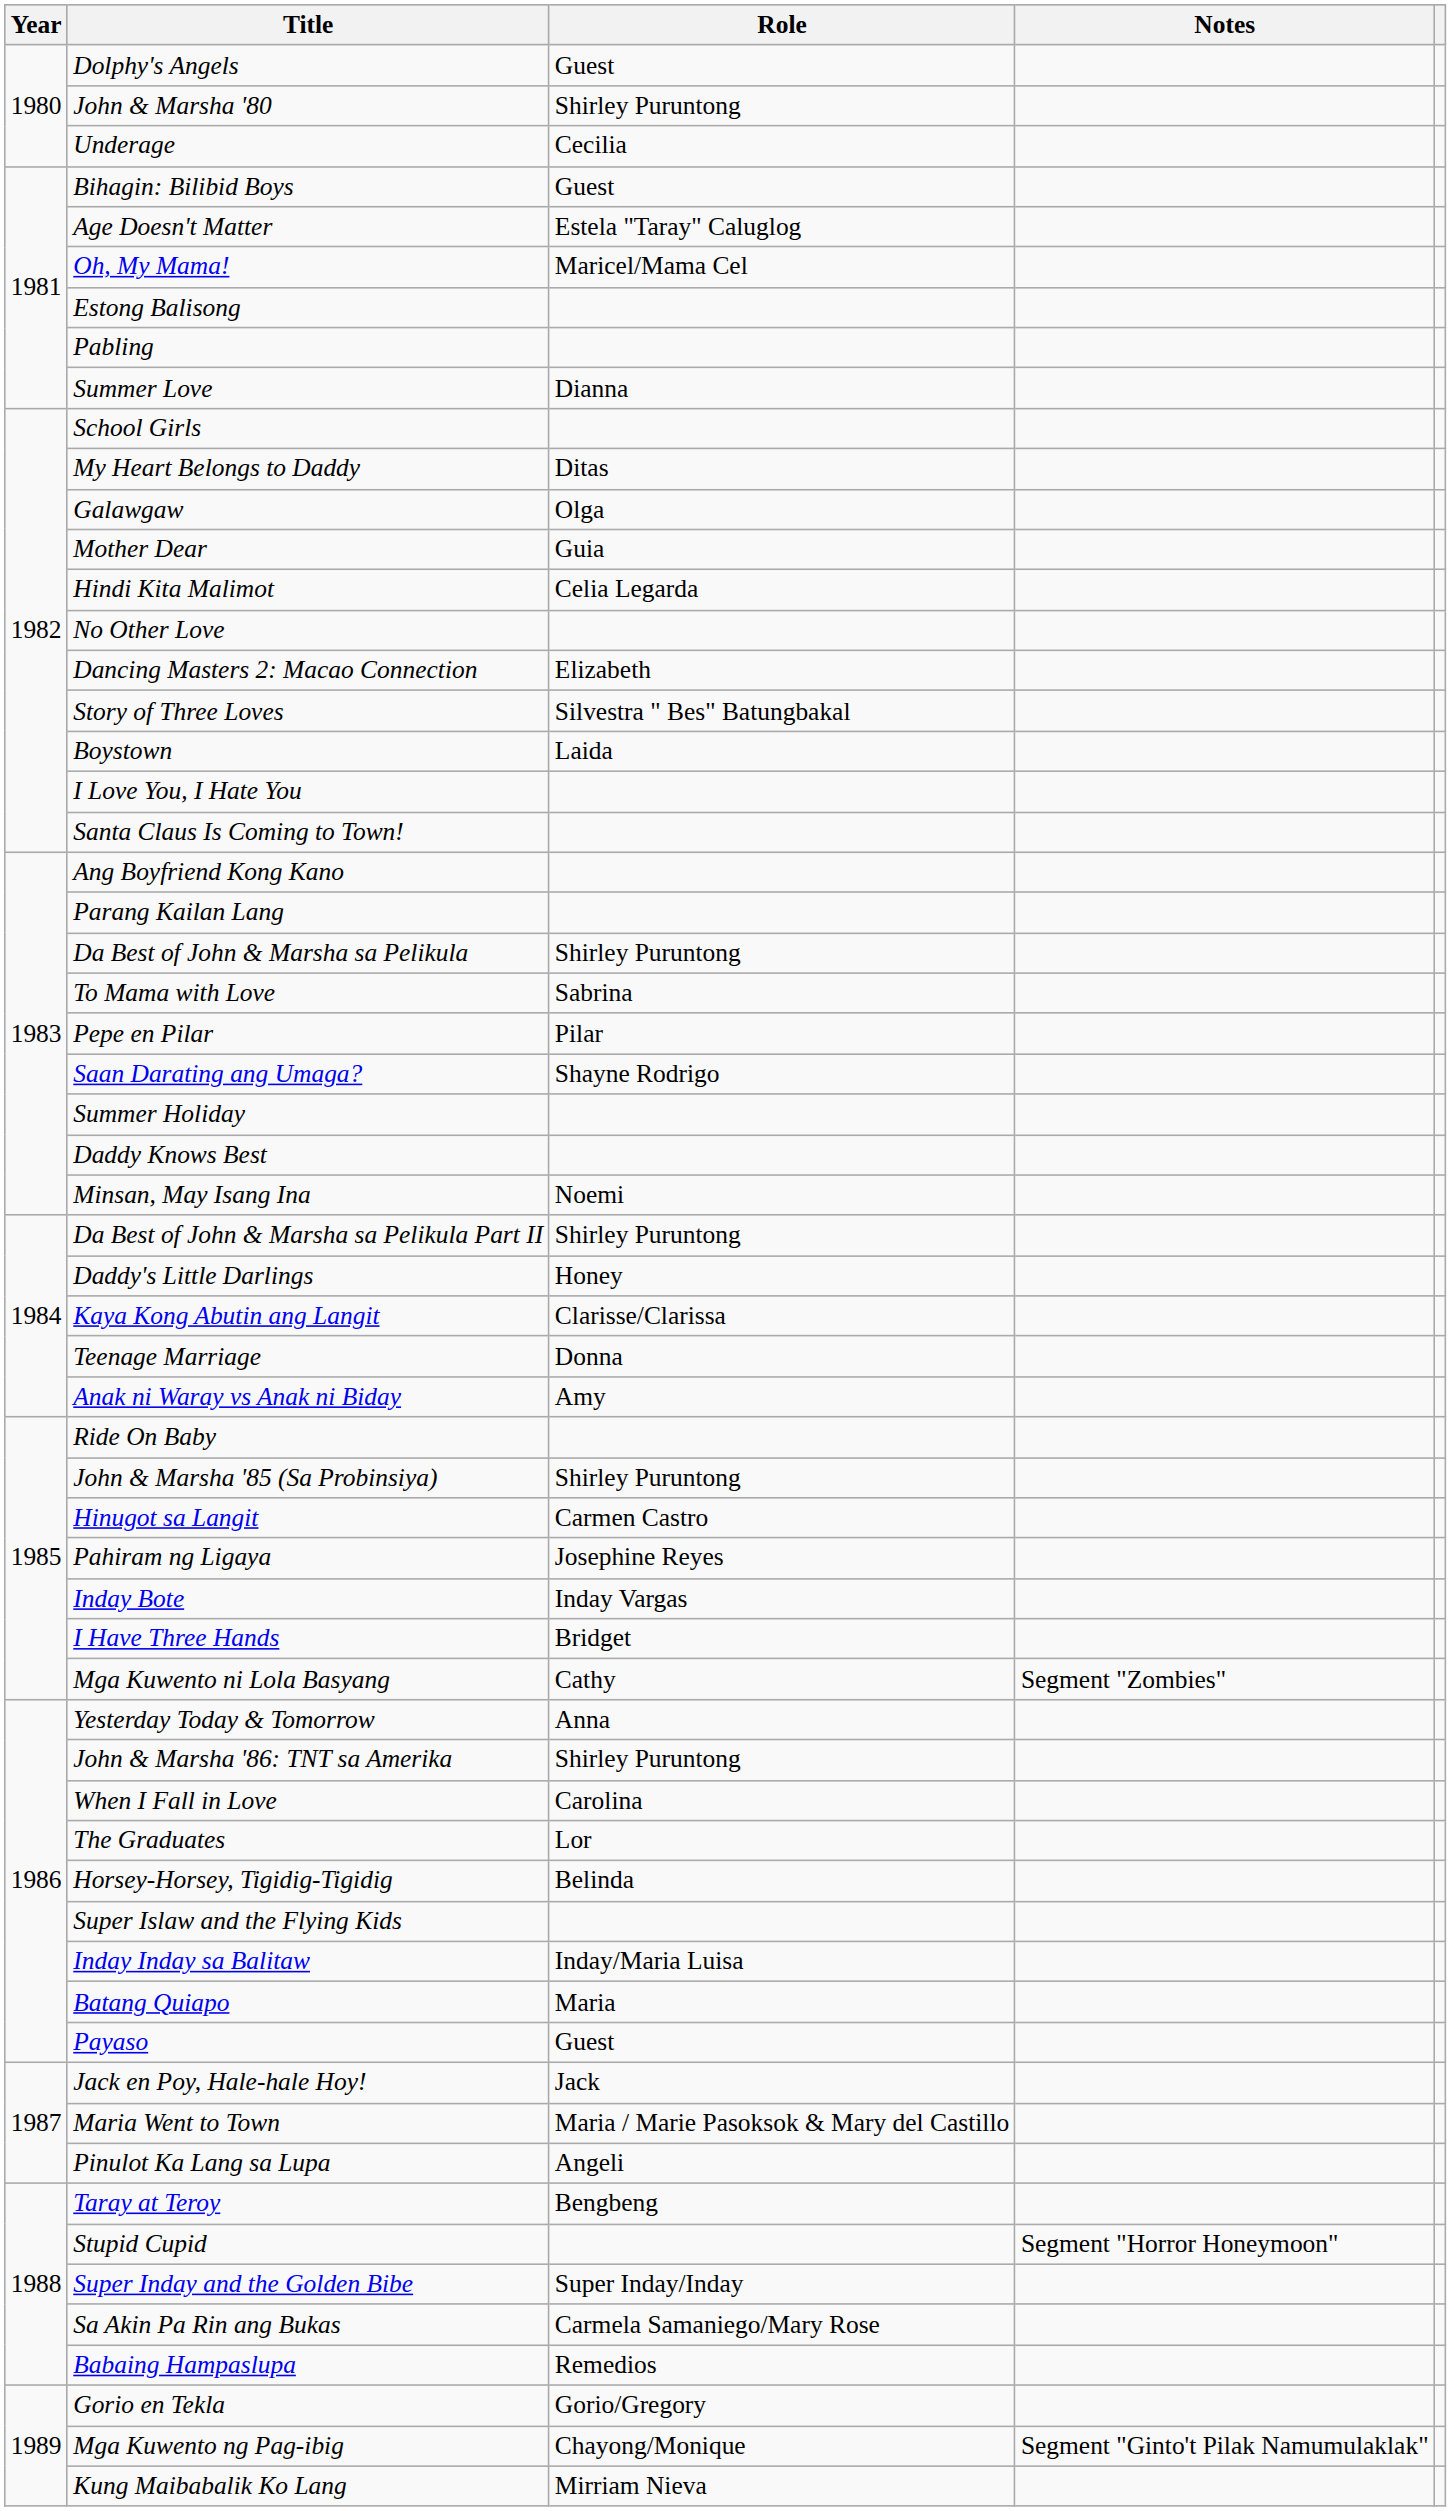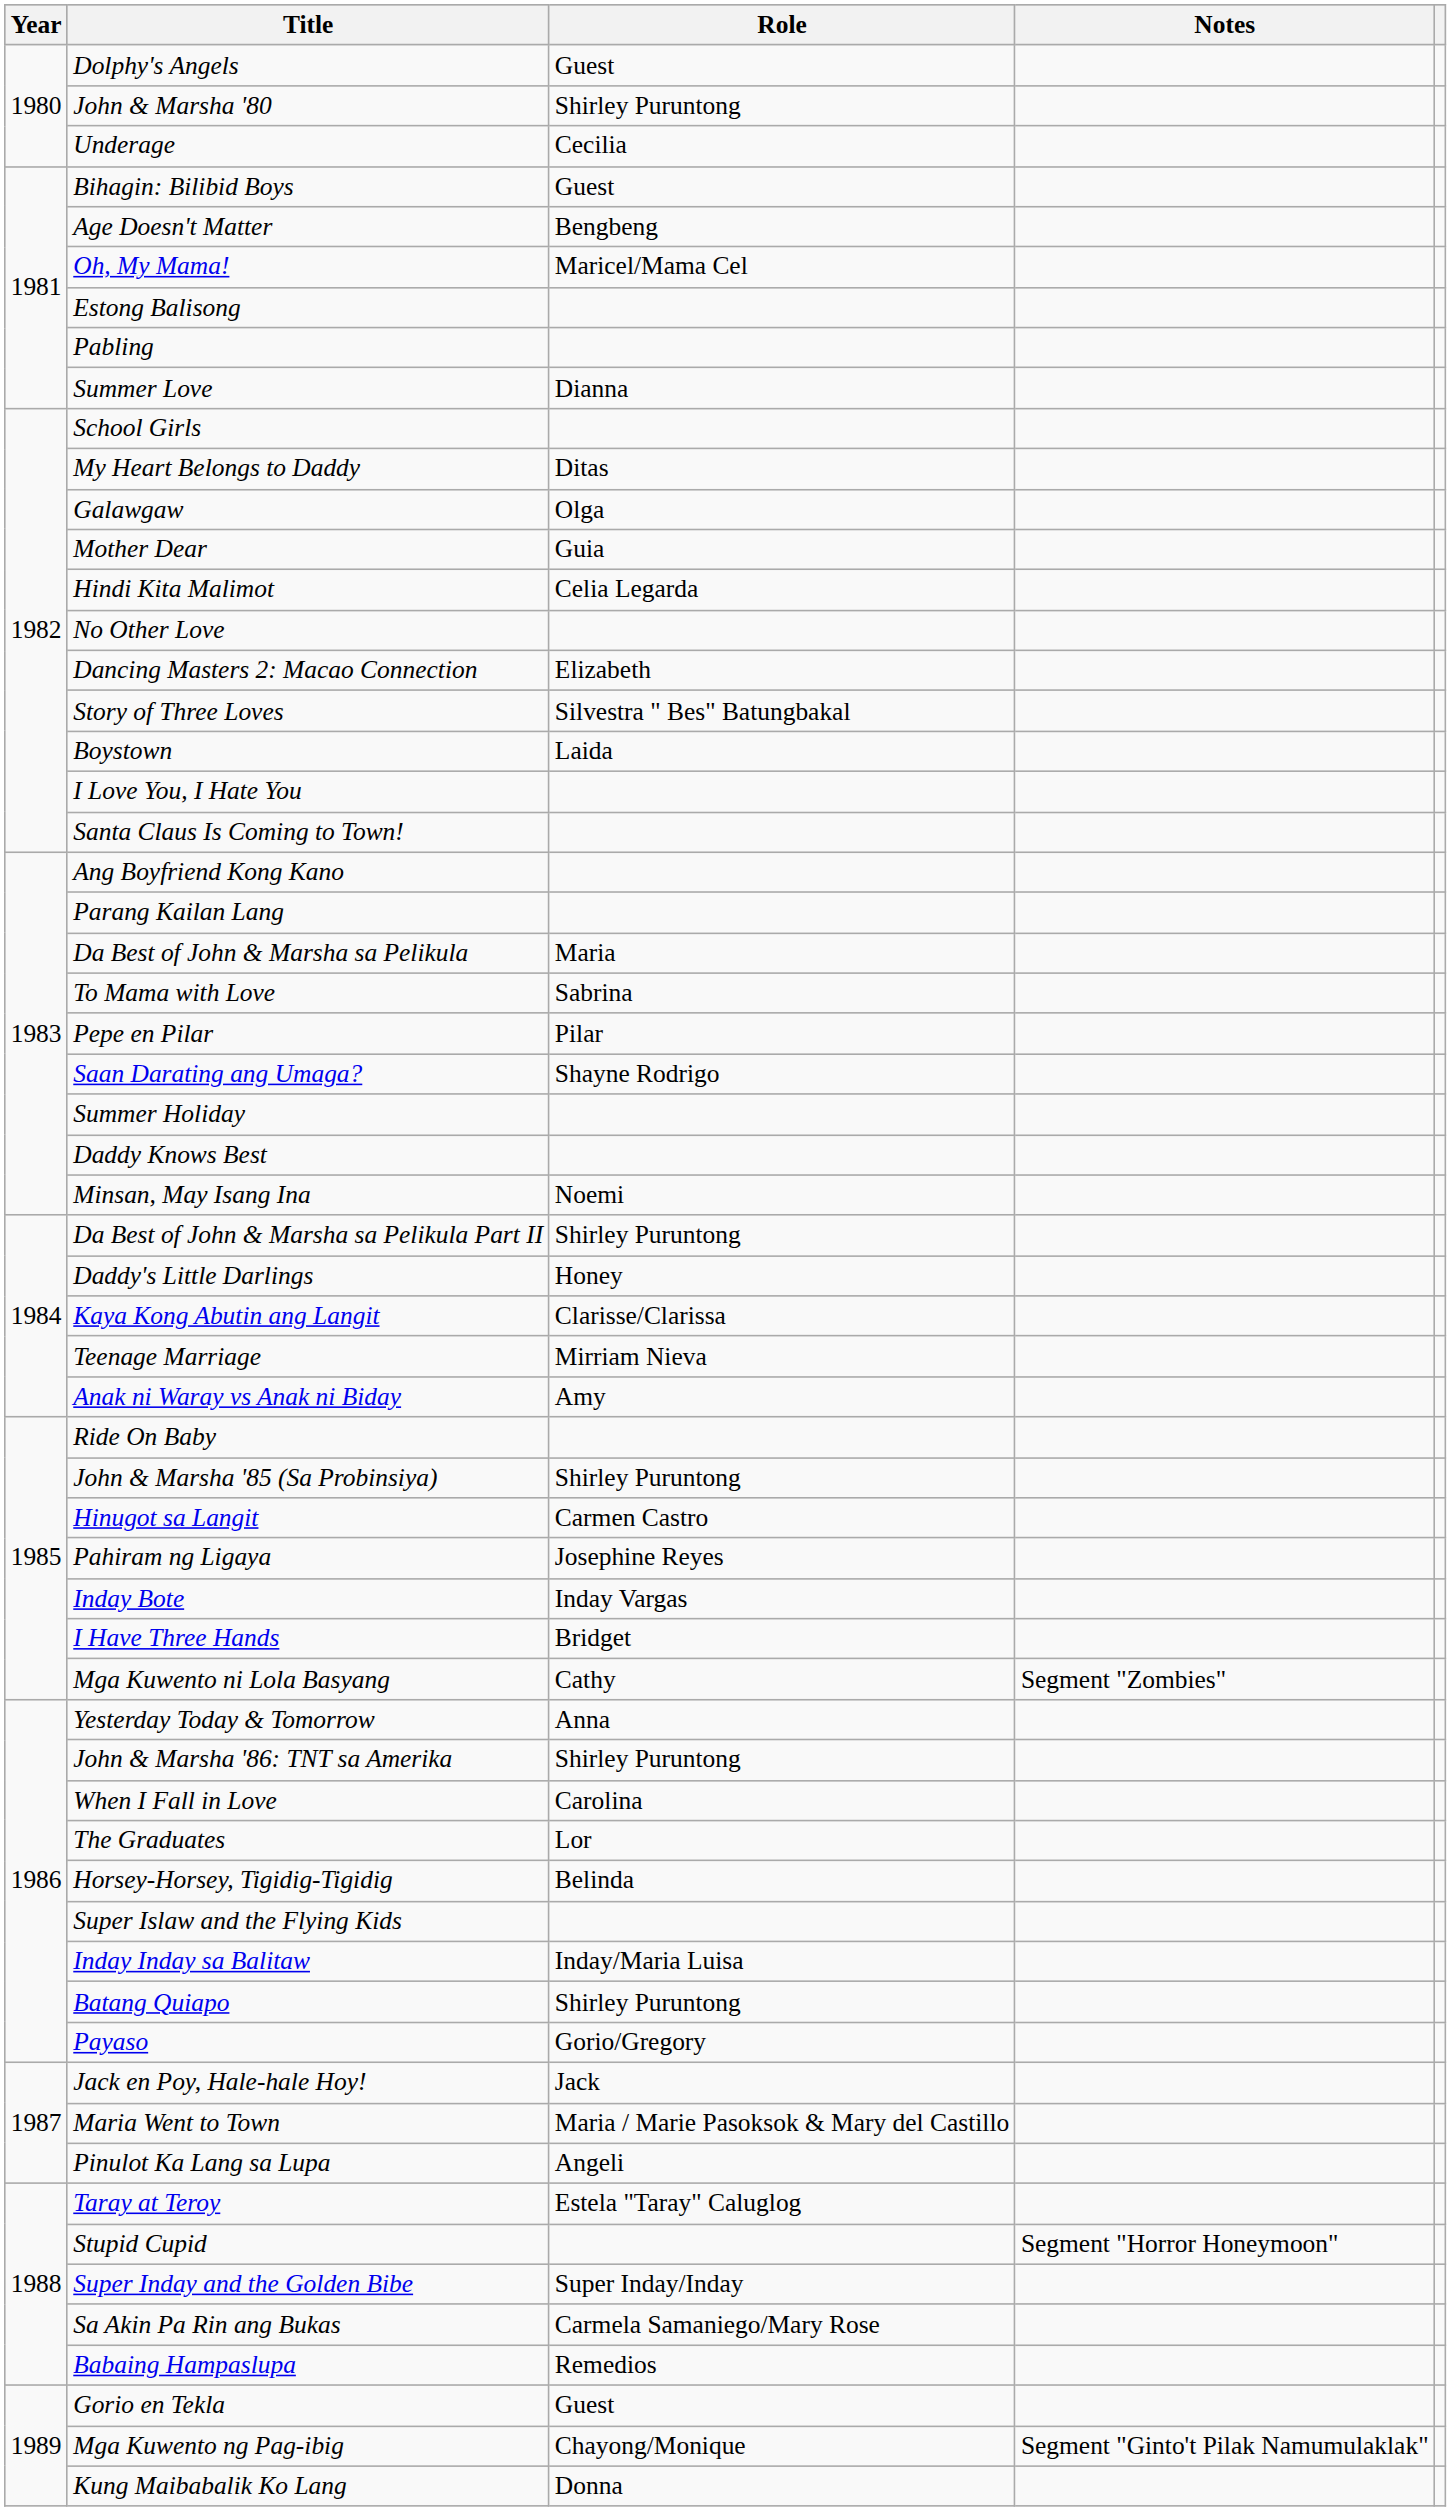(678, 226) Estela "Taray" Caluglog -> (606, 226) Bengbeng
(648, 952) Shirley Puruntong -> (585, 952) Maria
(589, 1356) Donna -> (631, 1356) Mirriam Nieva
(585, 2001) Maria -> (648, 2001) Shirley Puruntong
(585, 2041) Guest -> (630, 2041) Gorio/Gregory
(606, 2203) Bengbeng -> (678, 2203) Estela "Taray" Caluglog
(630, 2405) Gorio/Gregory -> (585, 2405) Guest
(631, 2485) Mirriam Nieva -> (589, 2485) Donna
